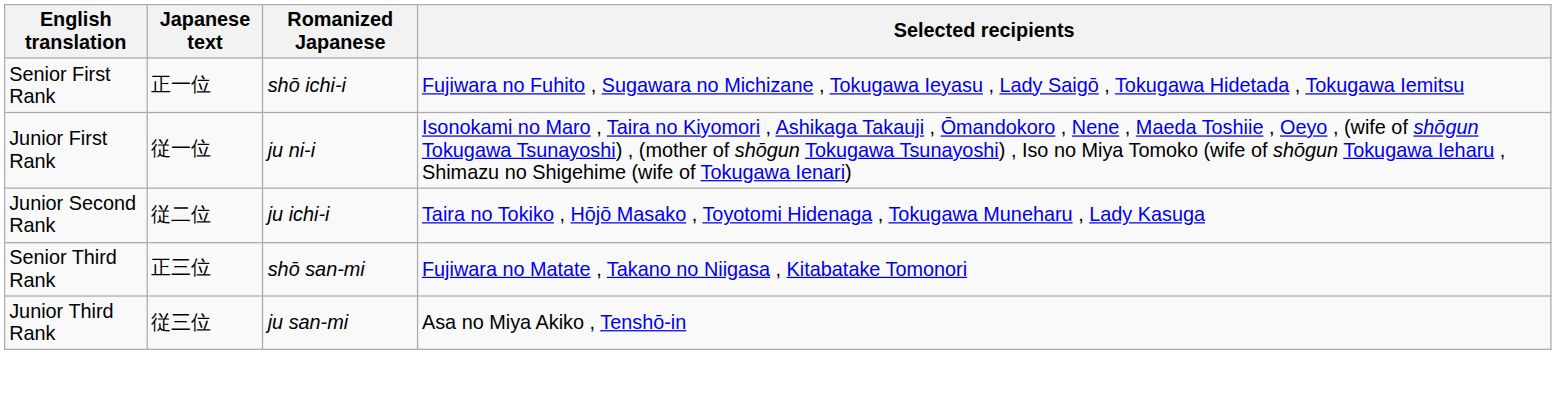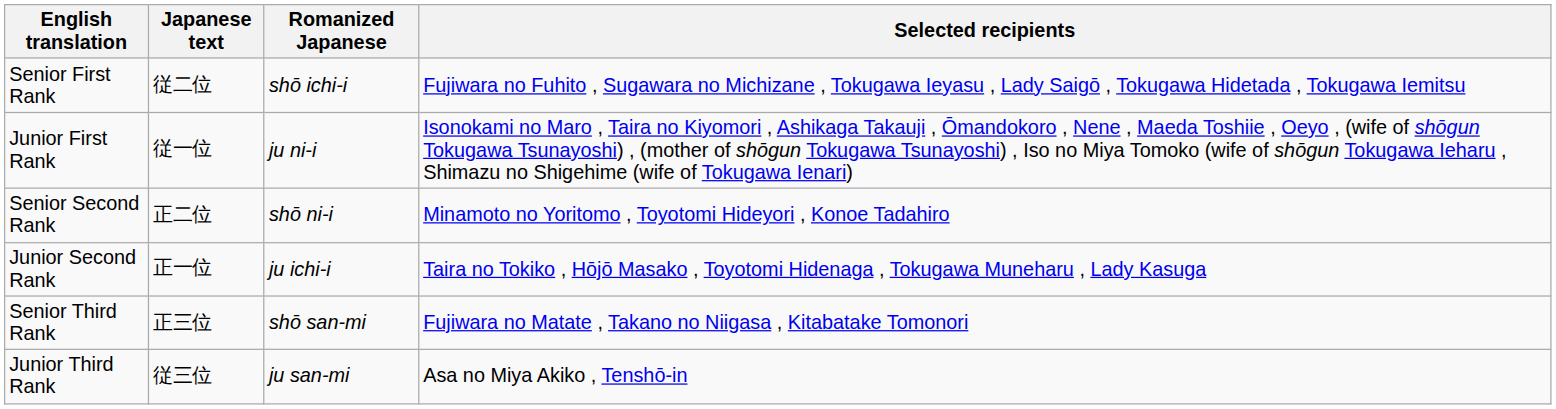(181, 84) 正一位 -> (182, 84) 従二位
+ row: (74, 215)
(181, 214) 従二位 -> (182, 268) 正一位
